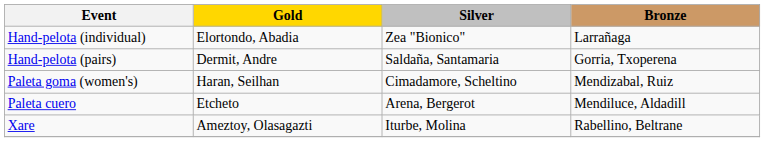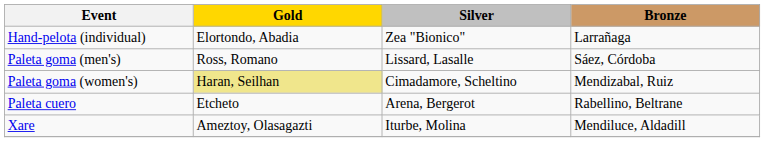- row: (62, 59)
+ row: (64, 59)
(238, 81) no background -> (238, 81) khaki background
(630, 103) Mendiluce, Aldadill -> (628, 103) Rabellino, Beltrane
(628, 125) Rabellino, Beltrane -> (630, 125) Mendiluce, Aldadill
